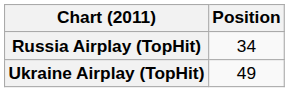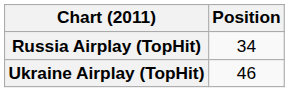(246, 73) 49 -> (246, 73) 46
